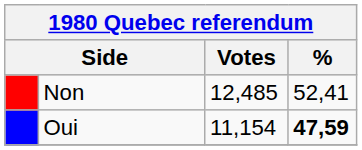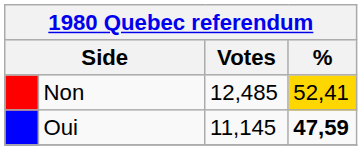(321, 93) no background -> (321, 93) gold background
(243, 128) 11,154 -> (243, 128) 11,145
